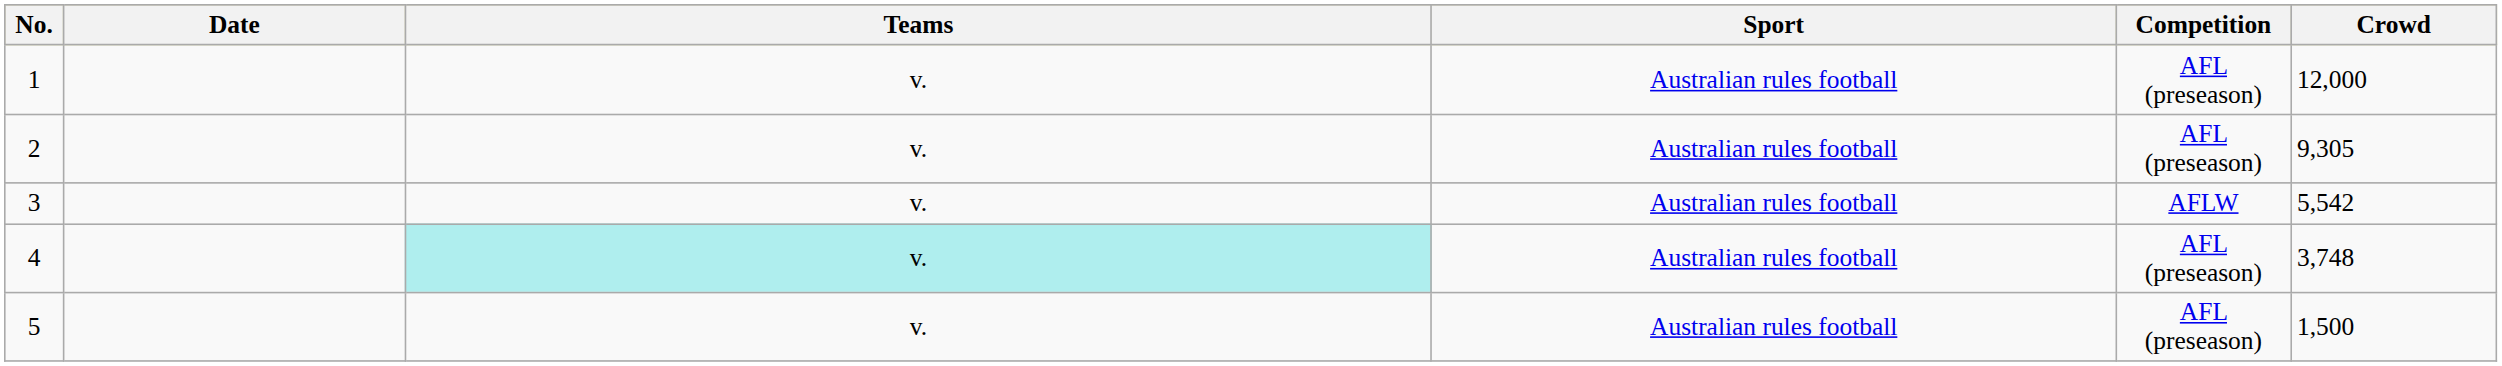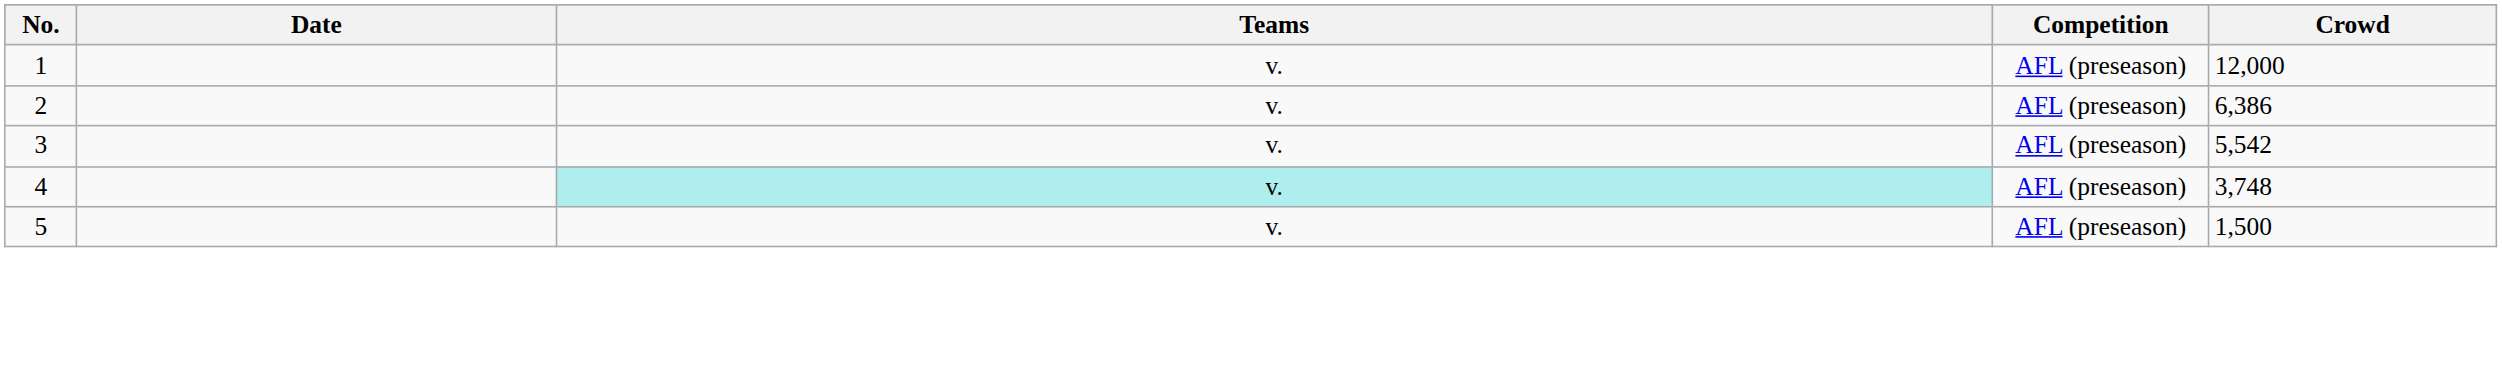- column: (1774, 24)
(2326, 148) 9,305 -> (2243, 105) 6,386
(2203, 202) AFLW -> (2101, 145) AFL (preseason)
